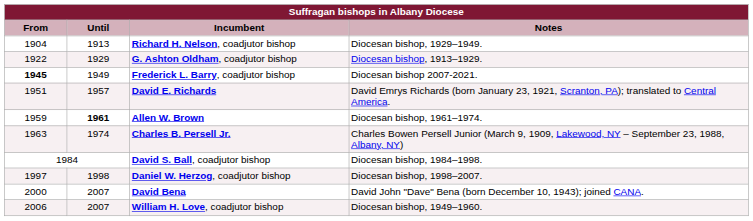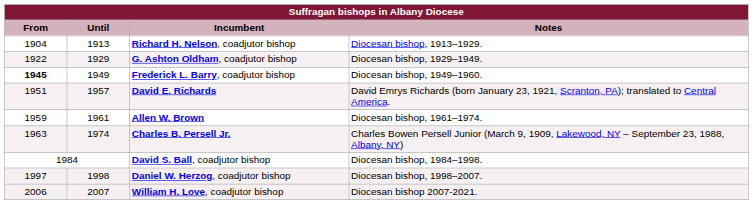(417, 43) Diocesan bishop, 1929–1949. -> (417, 43) Diocesan bishop, 1913–1929.
(417, 59) Diocesan bishop, 1913–1929. -> (417, 59) Diocesan bishop, 1929–1949.
(414, 75) Diocesan bishop 2007-2021. -> (417, 75) Diocesan bishop, 1949–1960.
(98, 117) bold -> (98, 117) normal
- row: (159, 192)
(417, 207) Diocesan bishop, 1949–1960. -> (414, 192) Diocesan bishop 2007-2021.
